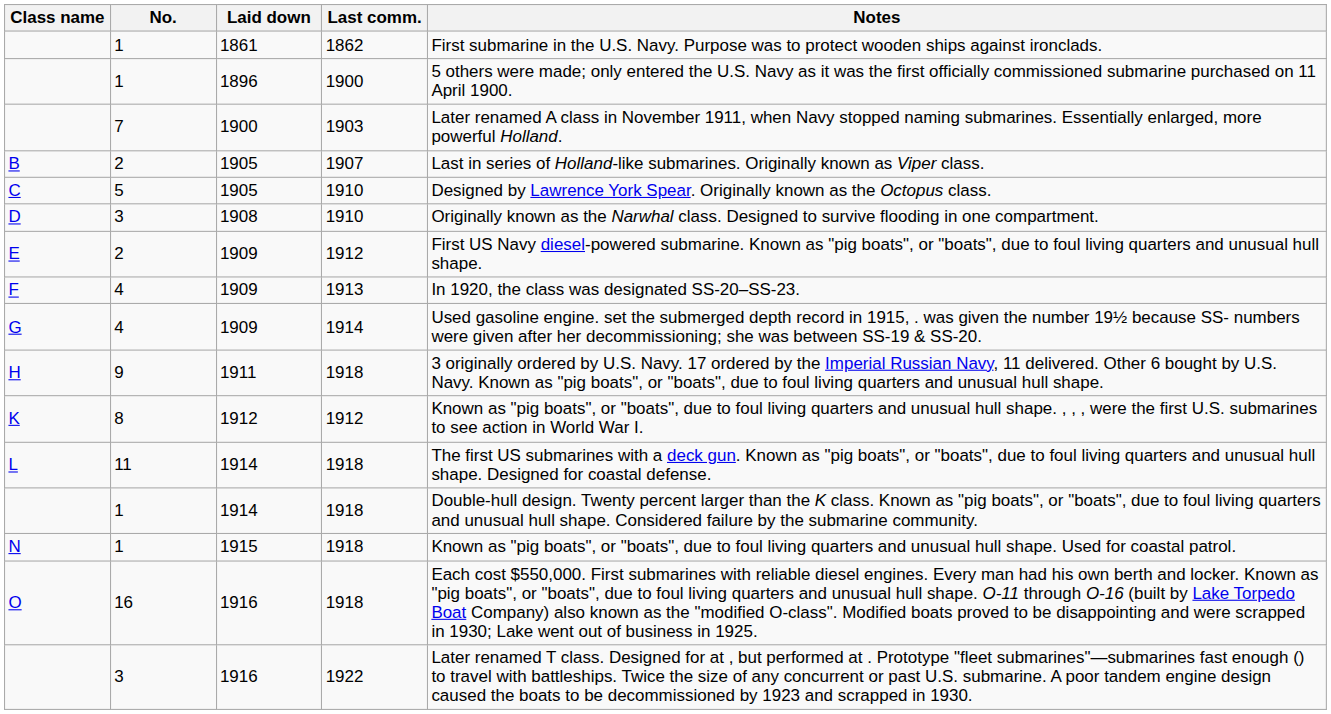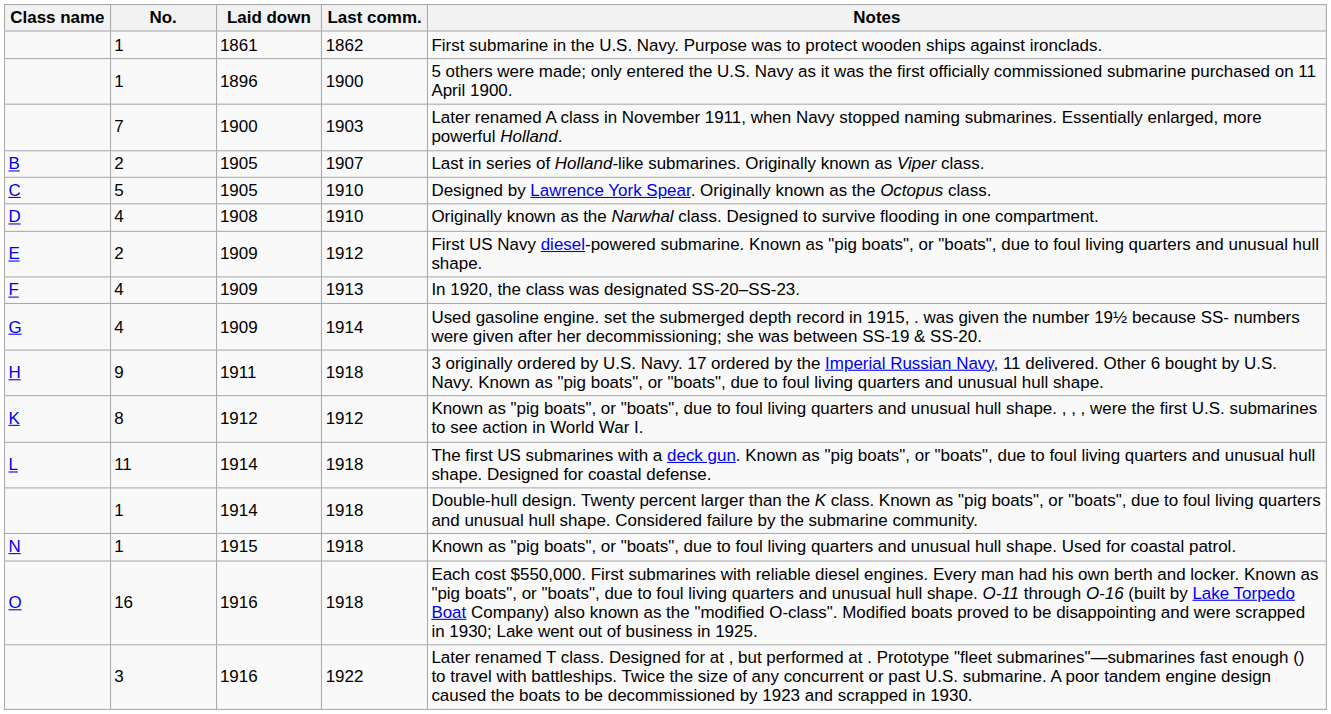(119, 217) 3 -> (119, 217) 4
